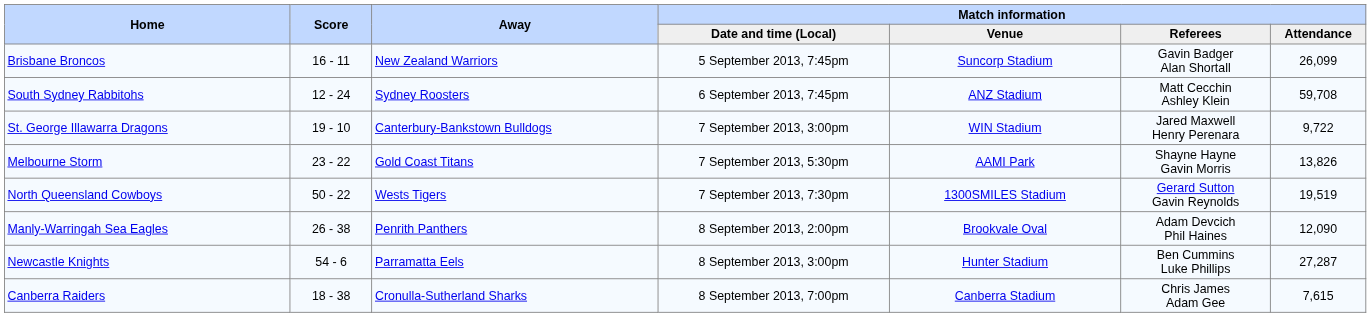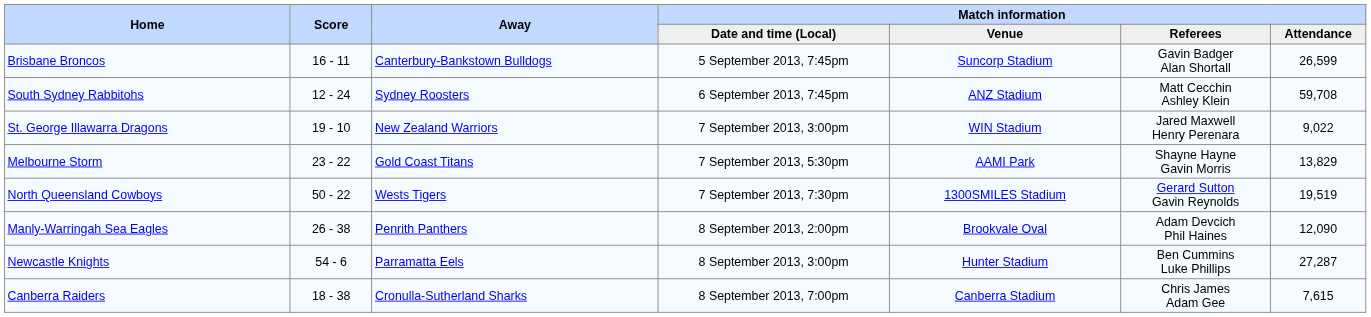(436, 61) New Zealand Warriors -> (463, 61) Canterbury-Bankstown Bulldogs
(1318, 61) 26,099 -> (1318, 61) 26,599
(463, 128) Canterbury-Bankstown Bulldogs -> (436, 128) New Zealand Warriors
(1318, 128) 9,722 -> (1318, 128) 9,022
(1318, 161) 13,826 -> (1318, 161) 13,829
